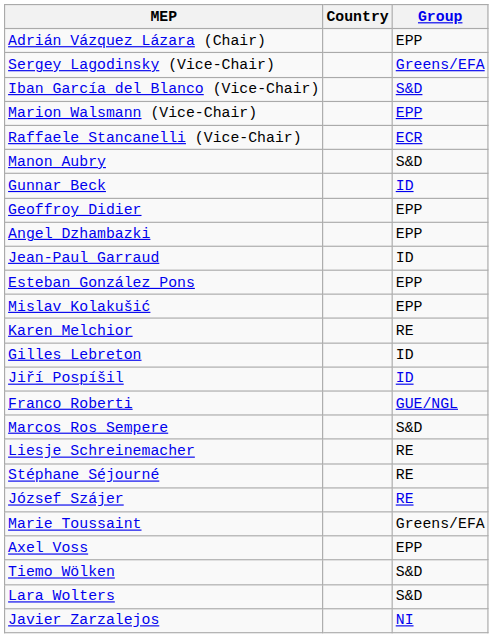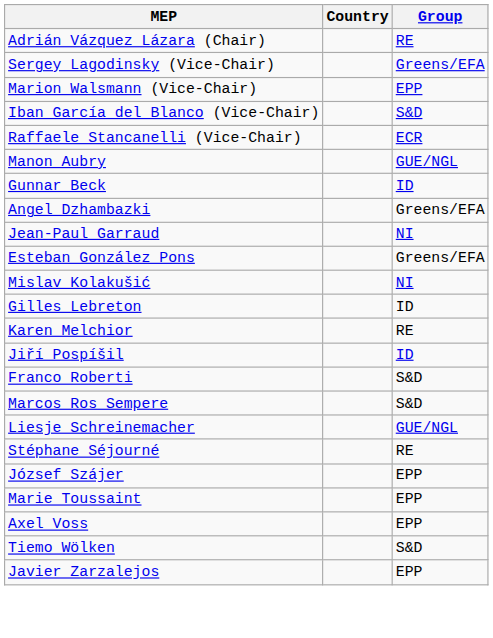(409, 41) EPP -> (405, 41) RE
rows swapped: (133, 113) <-> (164, 89)
(409, 162) S&D -> (427, 162) GUE/NGL
- row: (75, 210)
(409, 234) EPP -> (440, 210) Greens/EFA
(405, 258) ID -> (405, 234) NI
(409, 282) EPP -> (440, 258) Greens/EFA
(409, 306) EPP -> (405, 282) NI
rows swapped: (75, 355) <-> (70, 331)
(427, 403) GUE/NGL -> (409, 379) S&D
(405, 451) RE -> (427, 427) GUE/NGL
(405, 500) RE -> (409, 476) EPP
(440, 524) Greens/EFA -> (409, 500) EPP
- row: (61, 596)
(405, 620) NI -> (409, 572) EPP
